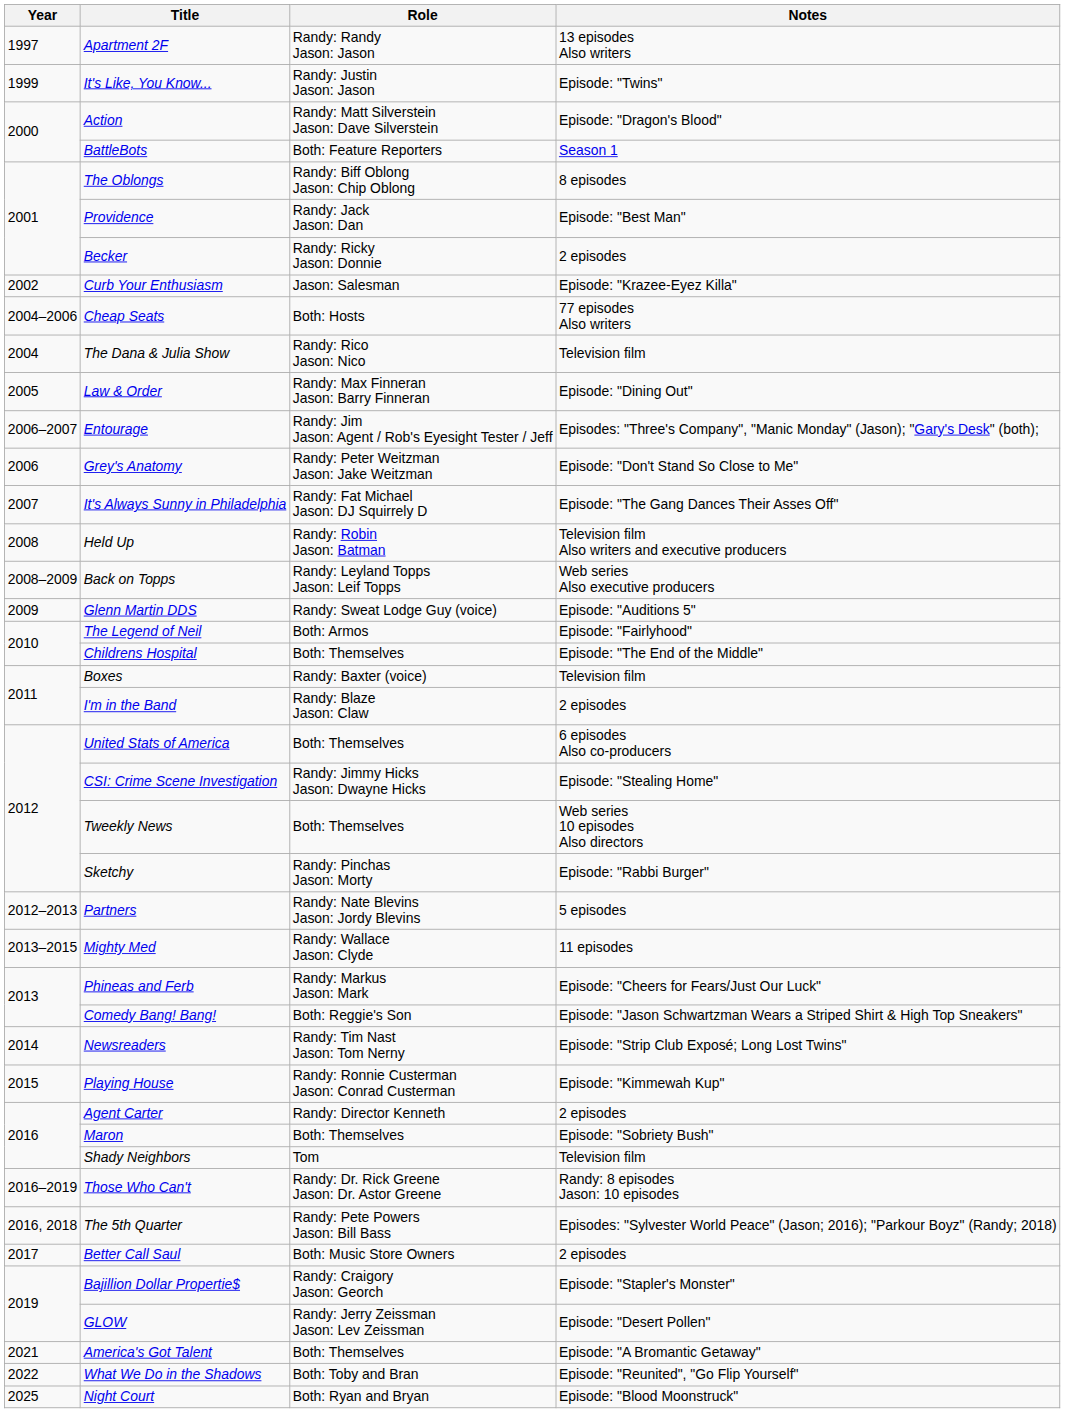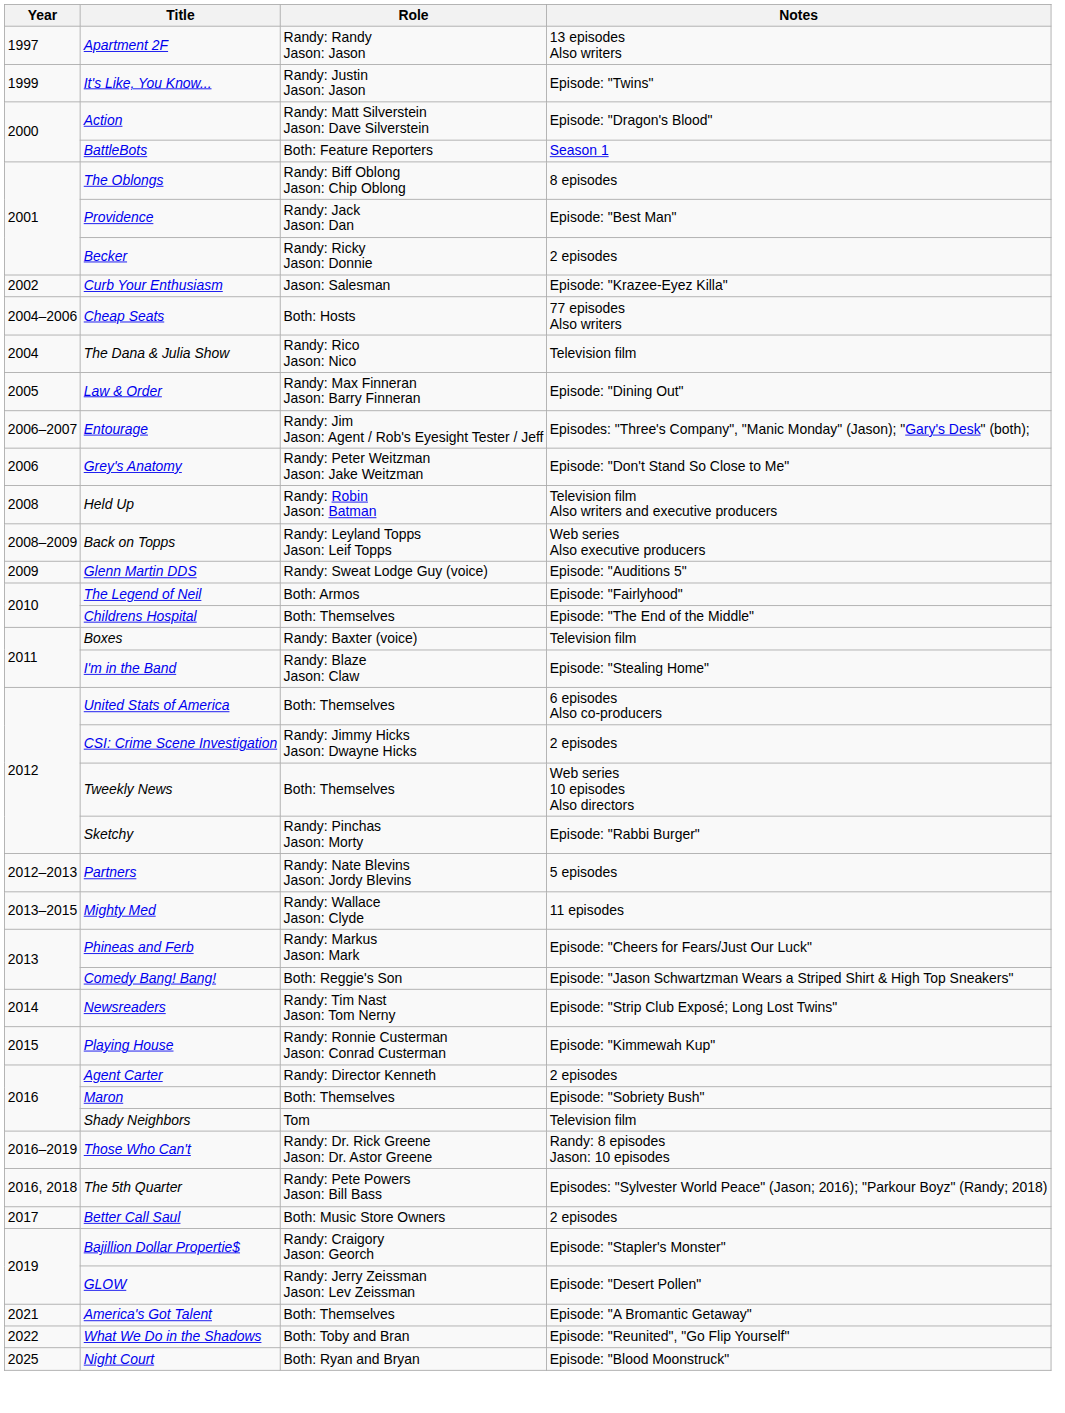- row: (185, 504)
(593, 706) 2 episodes -> (629, 668) Episode: "Stealing Home"
(639, 781) Episode: "Stealing Home" -> (583, 743) 2 episodes
